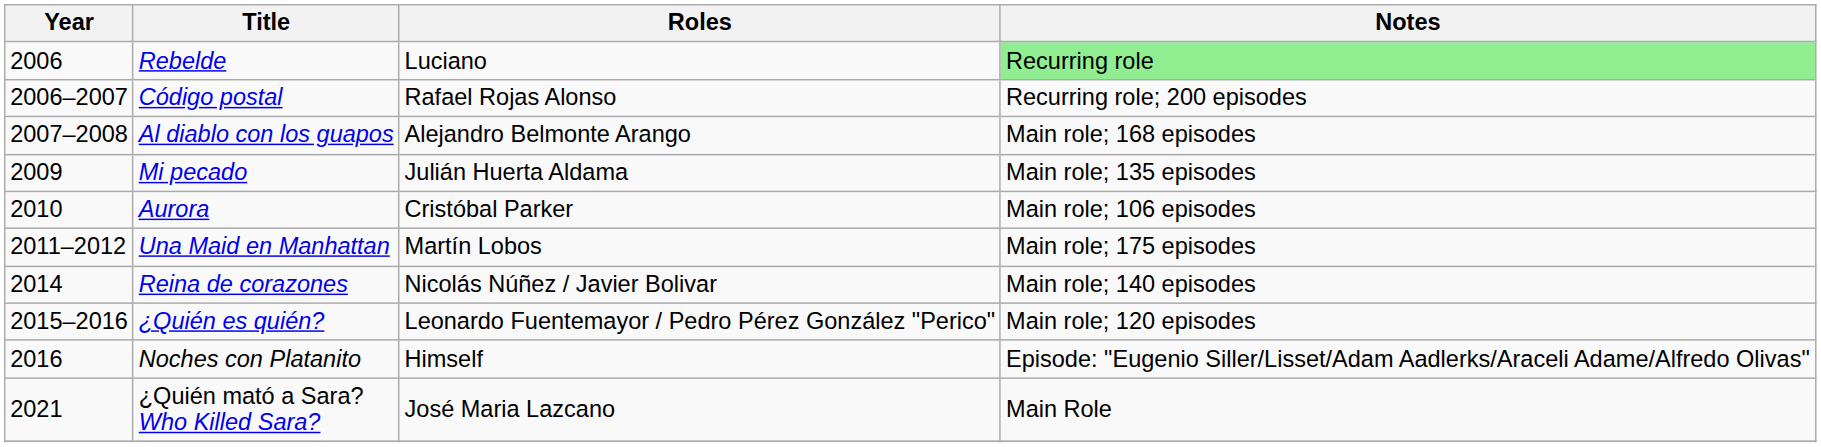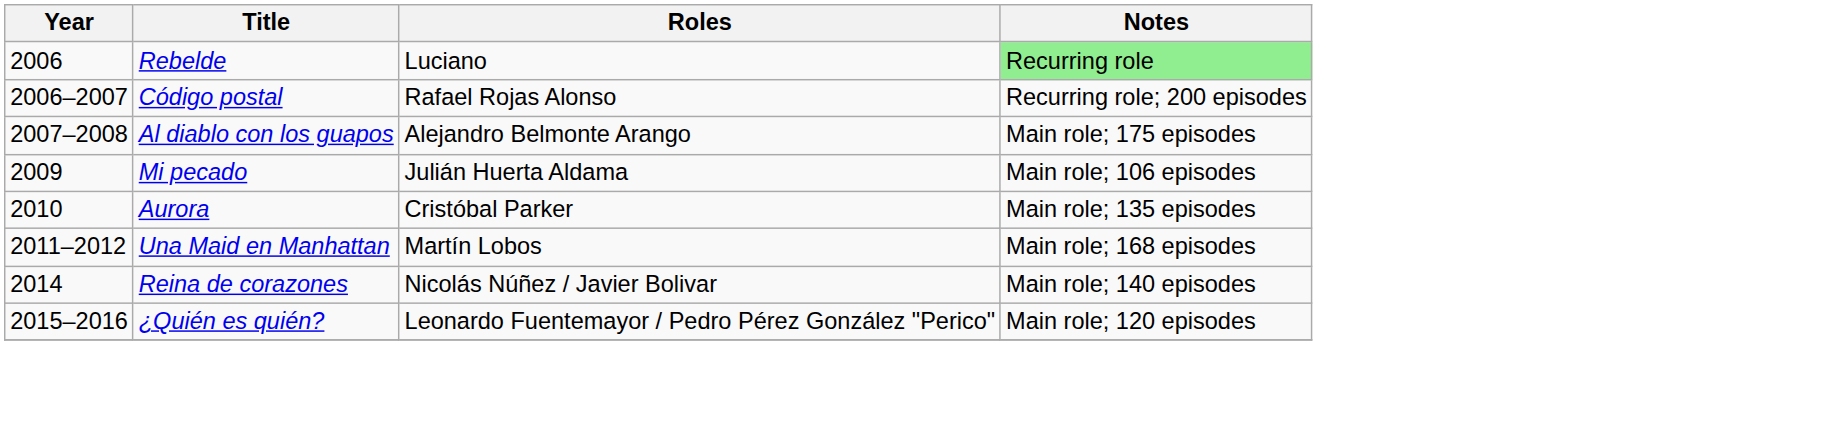(1131, 135) Main role; 168 episodes -> (1131, 135) Main role; 175 episodes
(1131, 172) Main role; 135 episodes -> (1131, 172) Main role; 106 episodes
(1131, 209) Main role; 106 episodes -> (1131, 209) Main role; 135 episodes
(1131, 246) Main role; 175 episodes -> (1131, 246) Main role; 168 episodes
- row: (250, 358)
- row: (251, 409)
